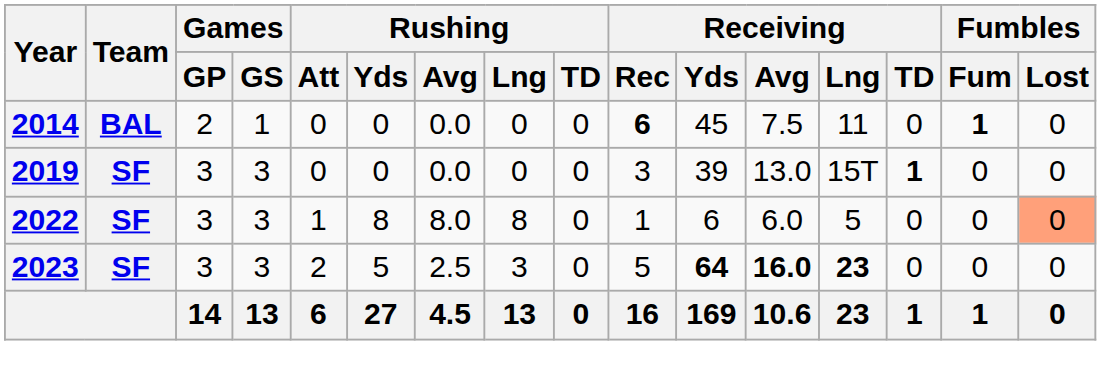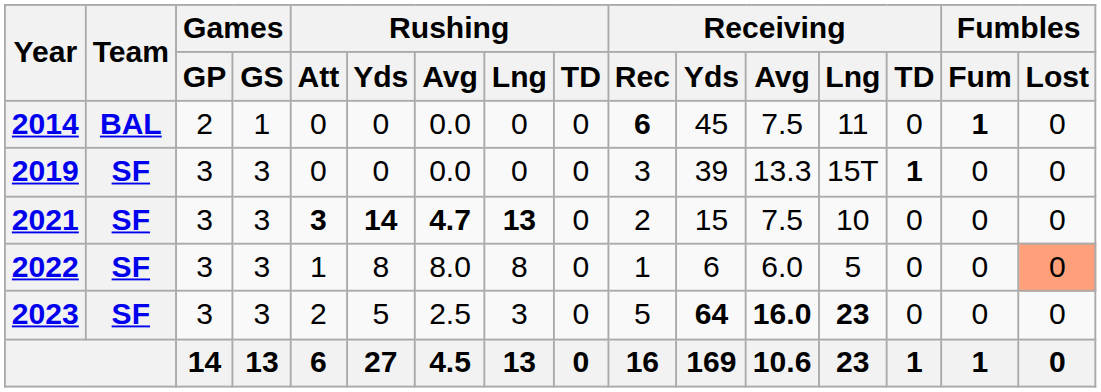(782, 171) 13.0 -> (782, 171) 13.3
+ row: (45, 219)
